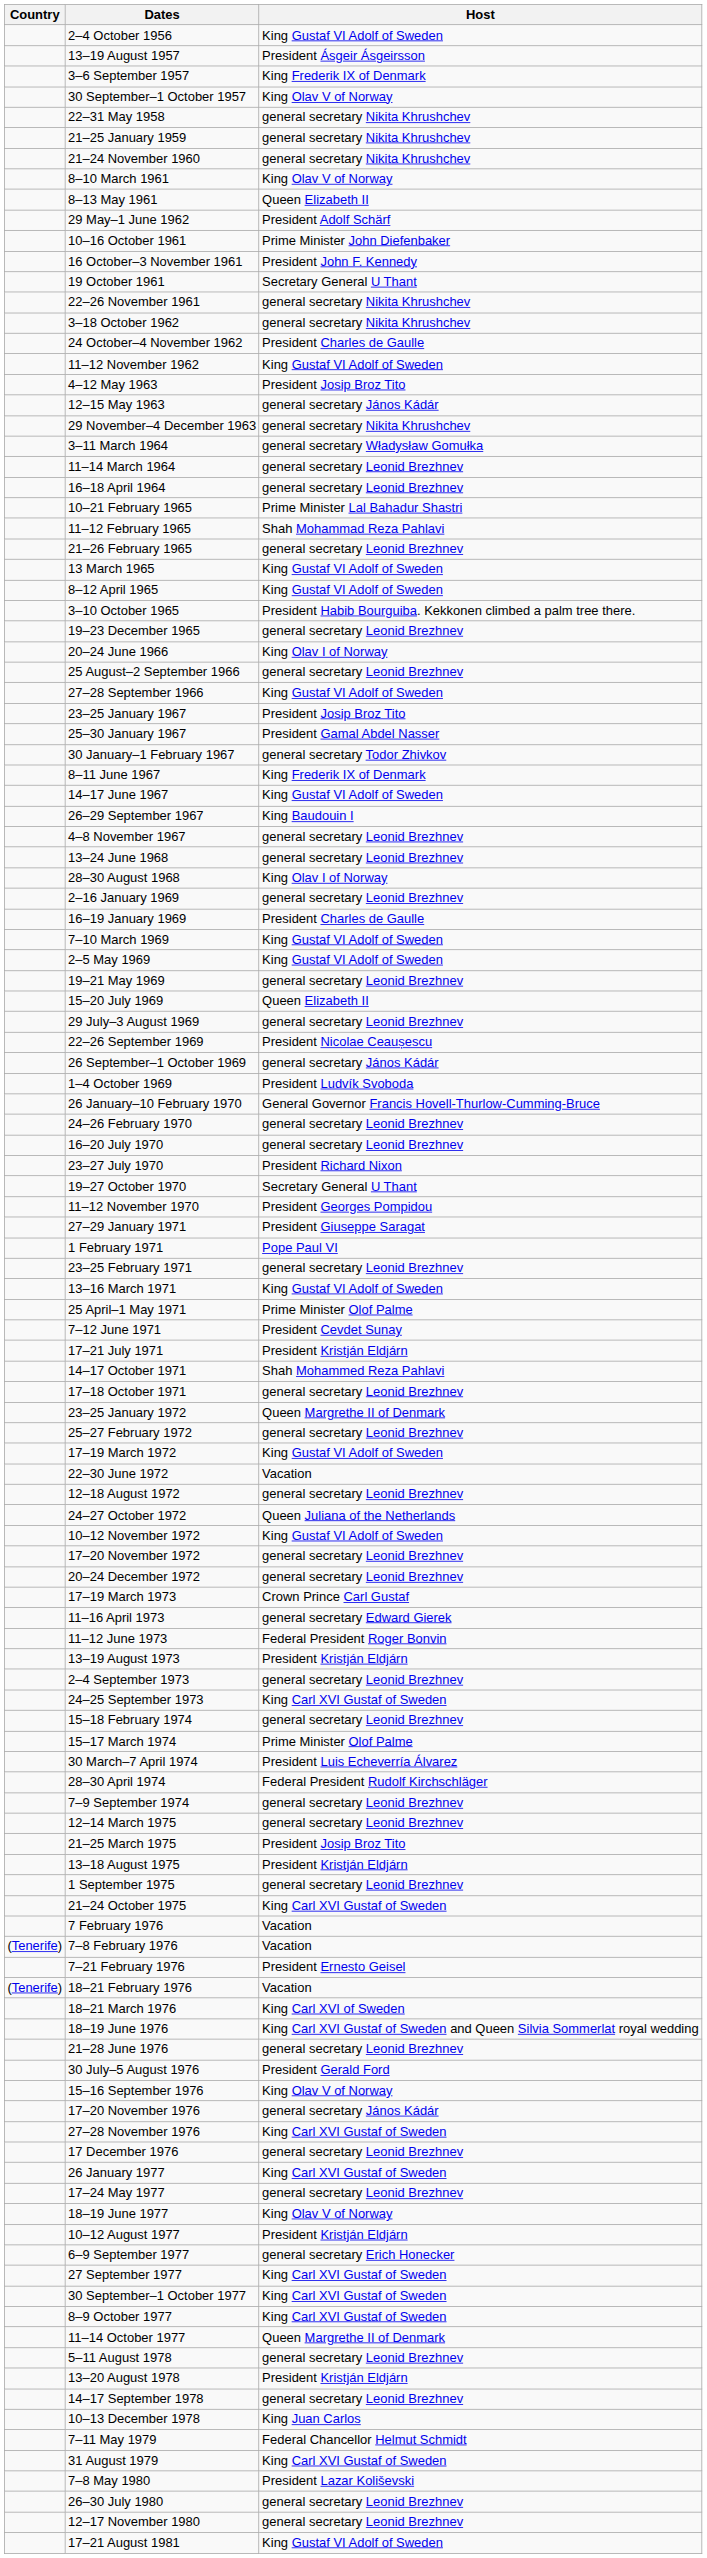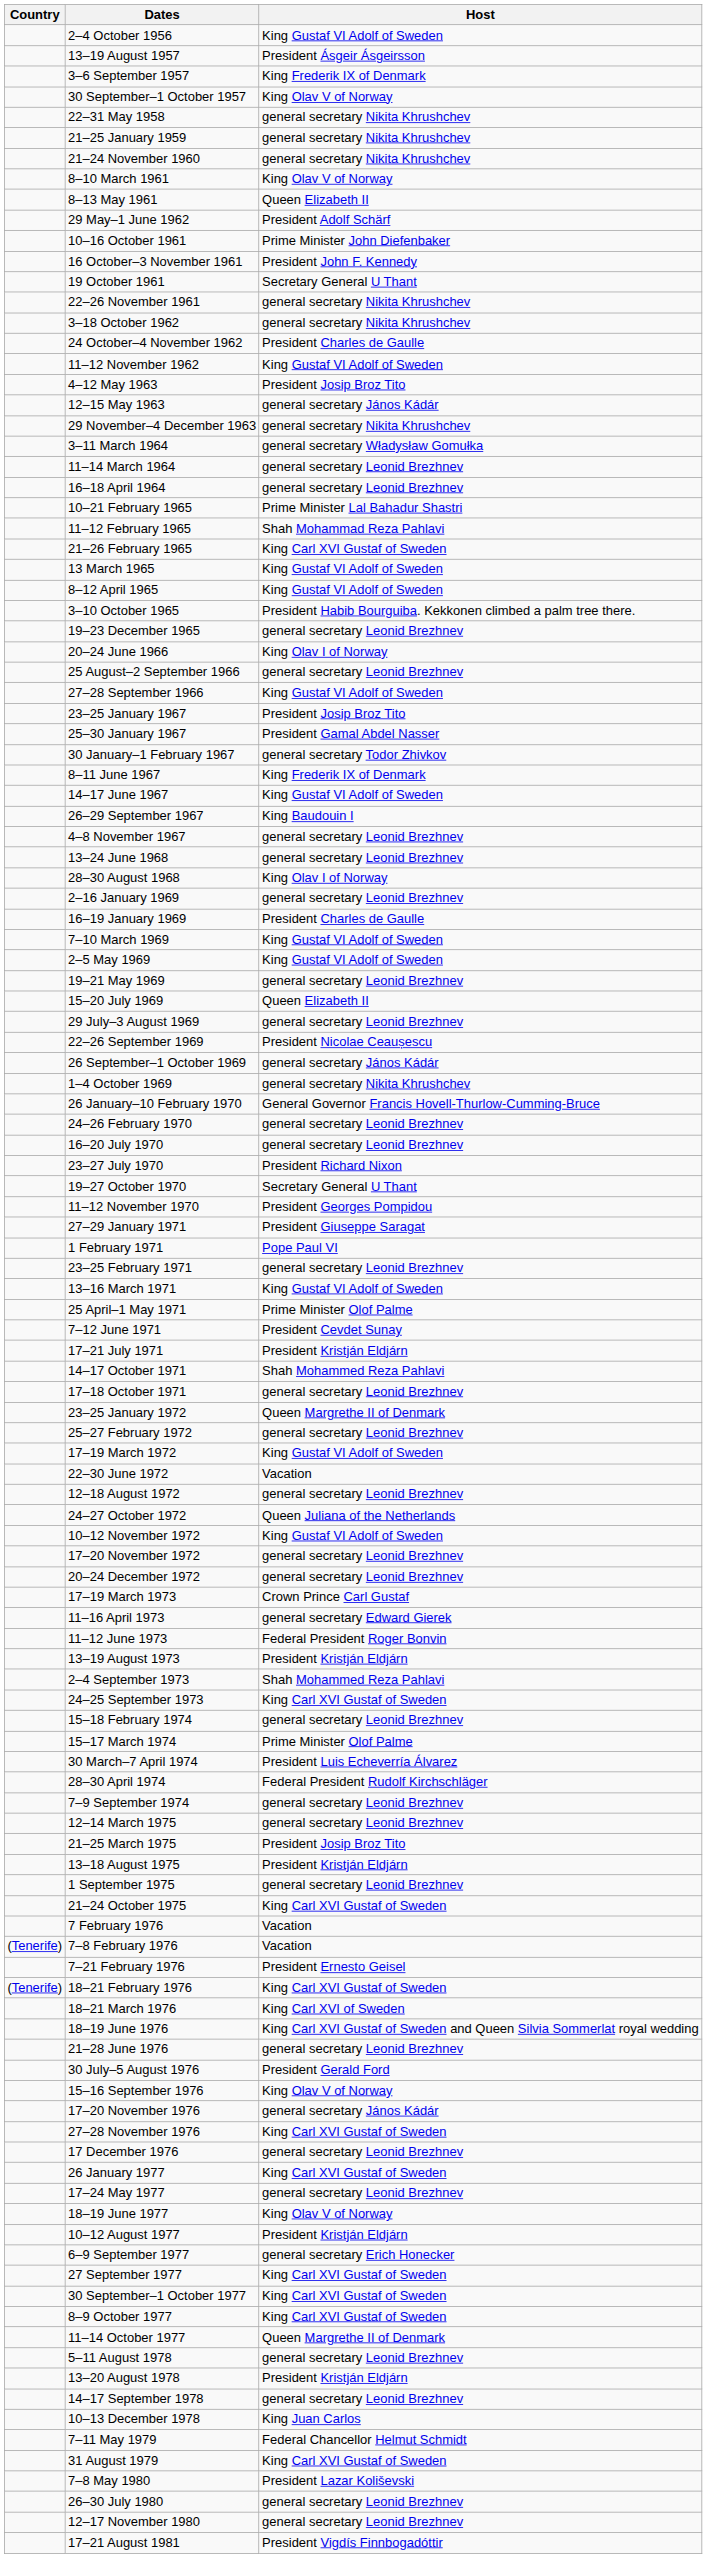(363, 549) general secretary Leonid Brezhnev -> (354, 549) King Carl XVI Gustaf of Sweden
(338, 1083) President Ludvík Svoboda -> (366, 1083) general secretary Nikita Khrushchev
(363, 1679) general secretary Leonid Brezhnev -> (353, 1679) Shah Mohammed Reza Pahlavi
(287, 1987) Vacation -> (354, 1987) King Carl XVI Gustaf of Sweden
(353, 2542) King Gustaf VI Adolf of Sweden -> (352, 2542) President Vigdís Finnbogadóttir
